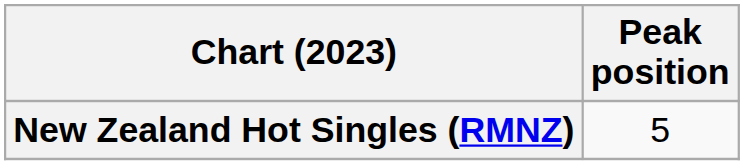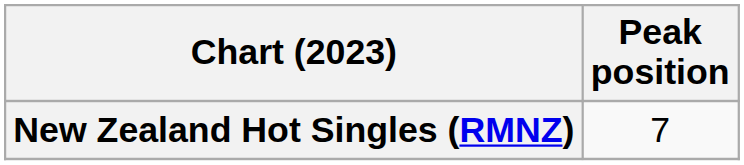(660, 129) 5 -> (660, 129) 7
